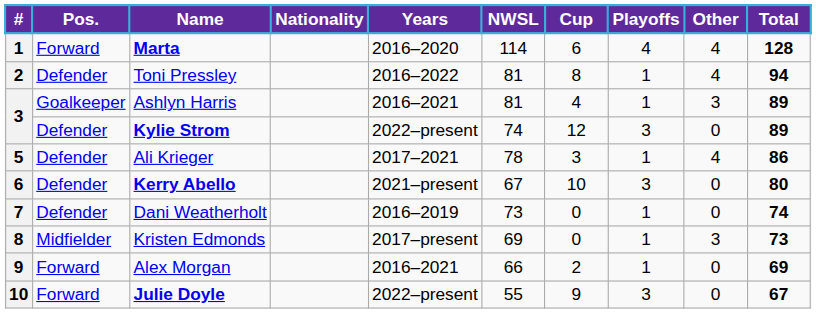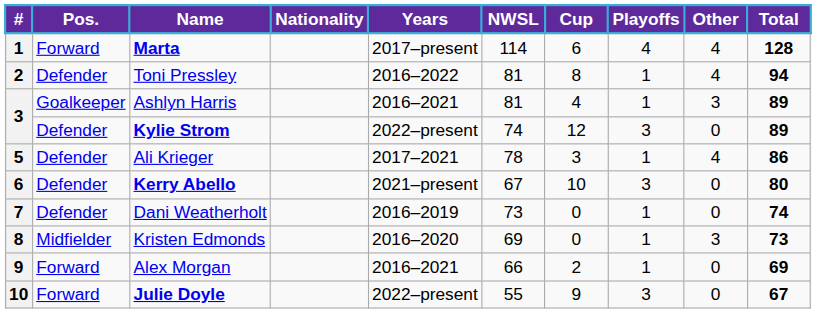(415, 47) 2016–2020 -> (425, 47) 2017–present
(425, 239) 2017–present -> (415, 239) 2016–2020
